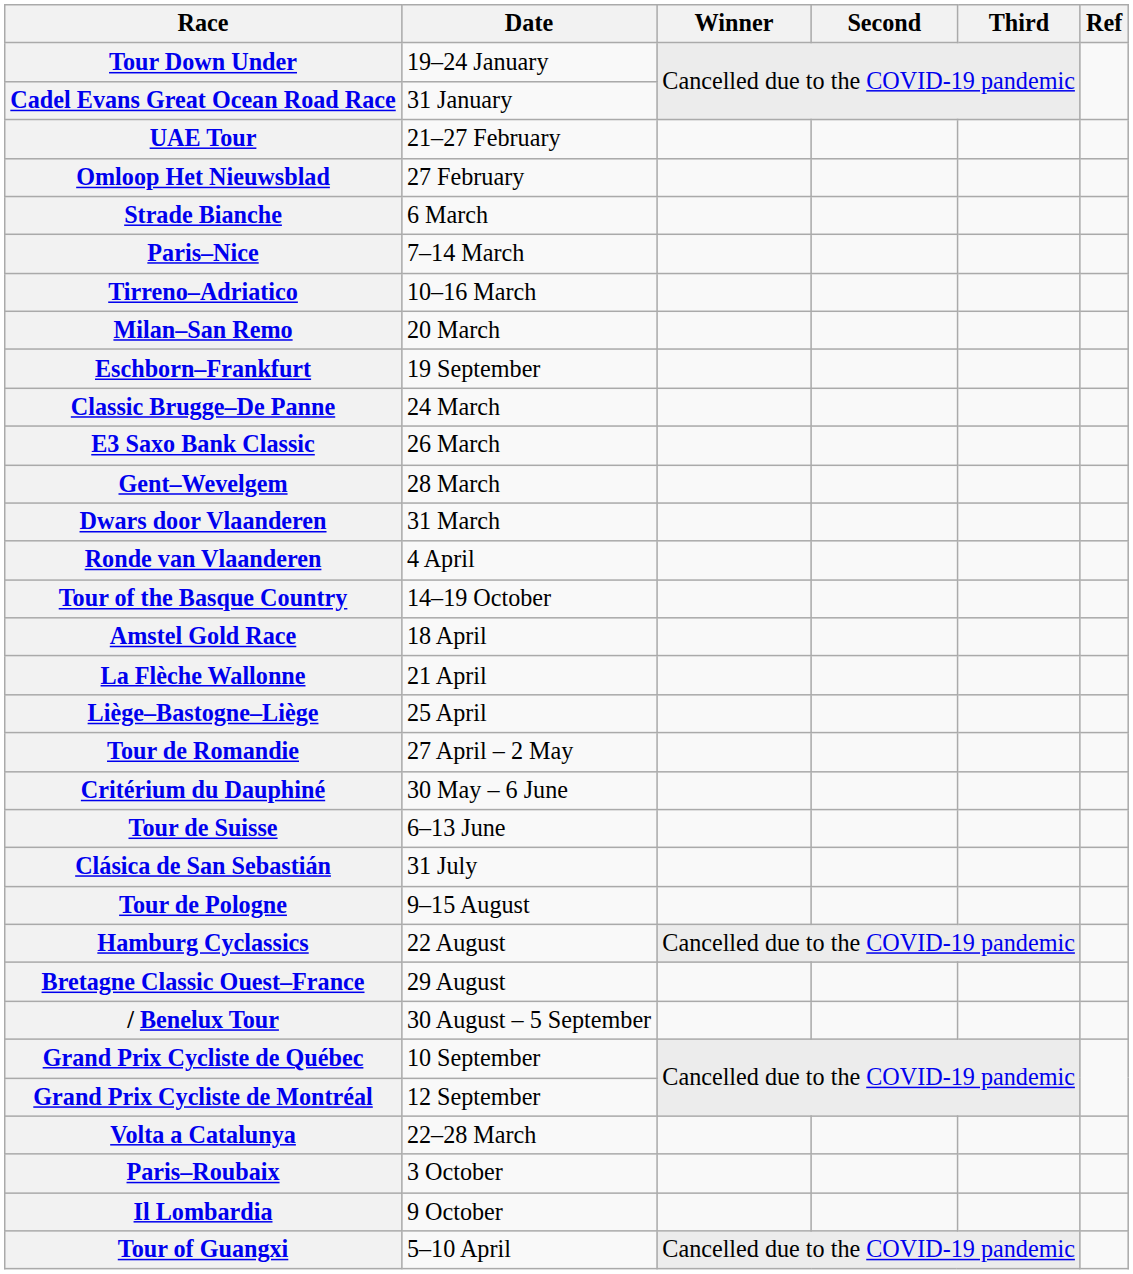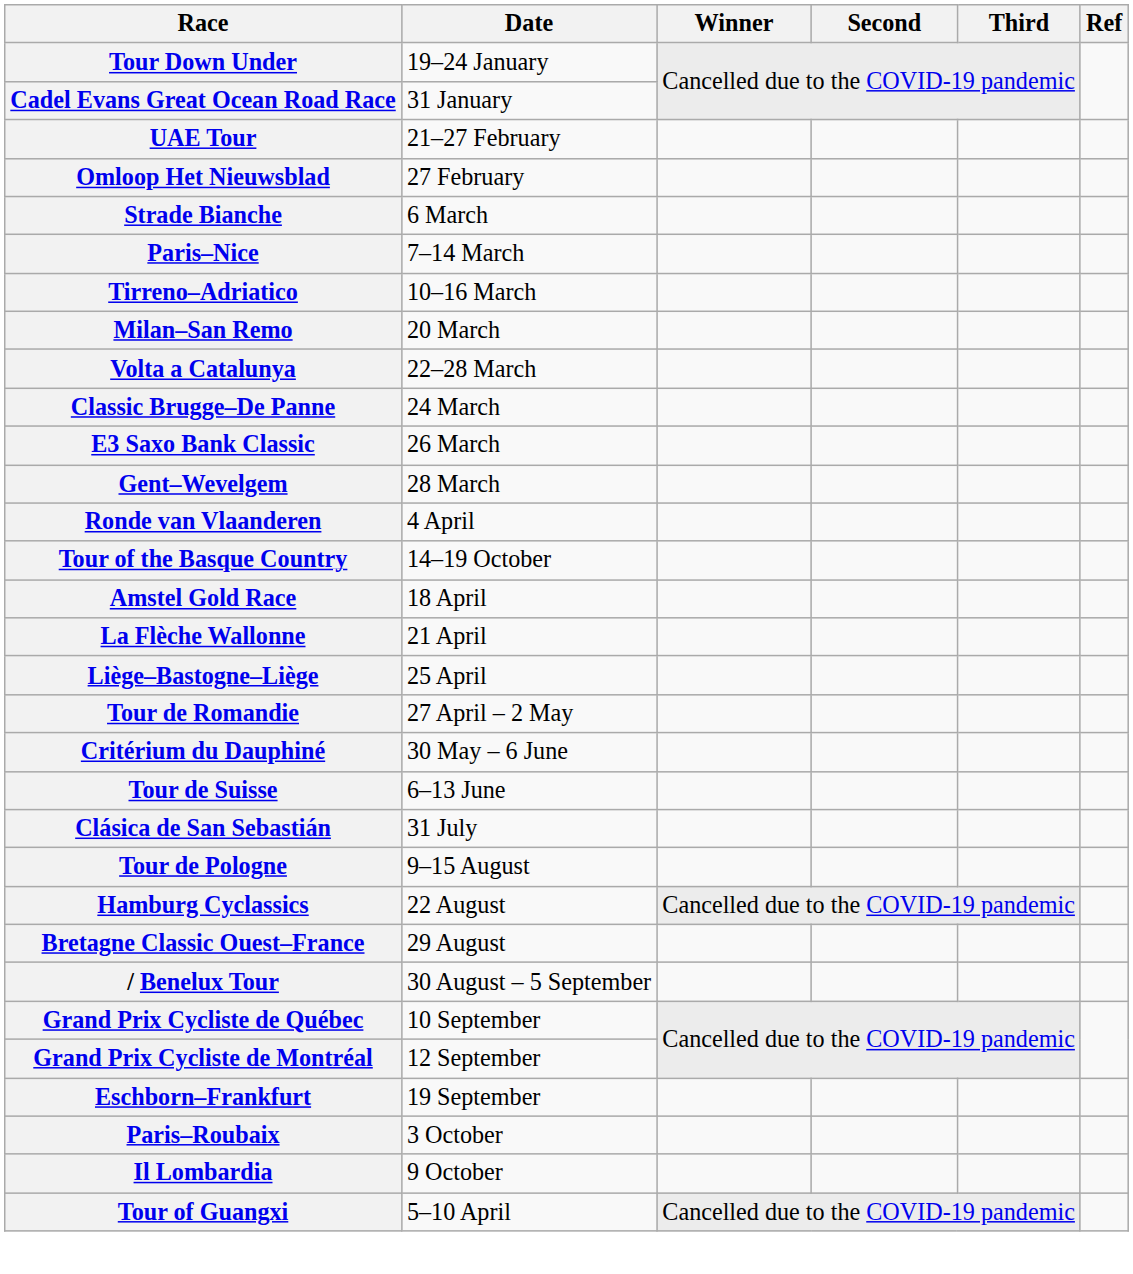rows swapped: (203, 1134) <-> (203, 368)
- row: (203, 521)
